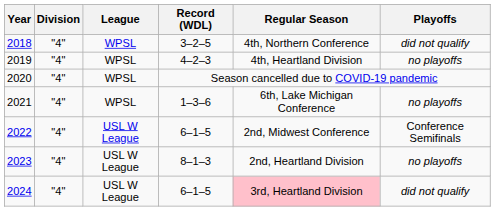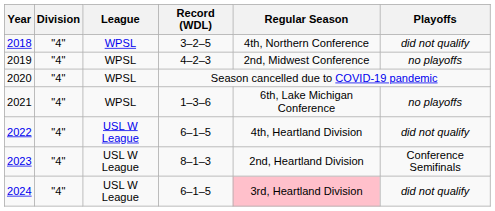(307, 61) 4th, Heartland Division -> (307, 61) 2nd, Midwest Conference
(307, 132) 2nd, Midwest Conference -> (307, 132) 4th, Heartland Division
(435, 132) Conference Semifinals -> (435, 132) did not qualify
(435, 162) no playoffs -> (435, 162) Conference Semifinals
